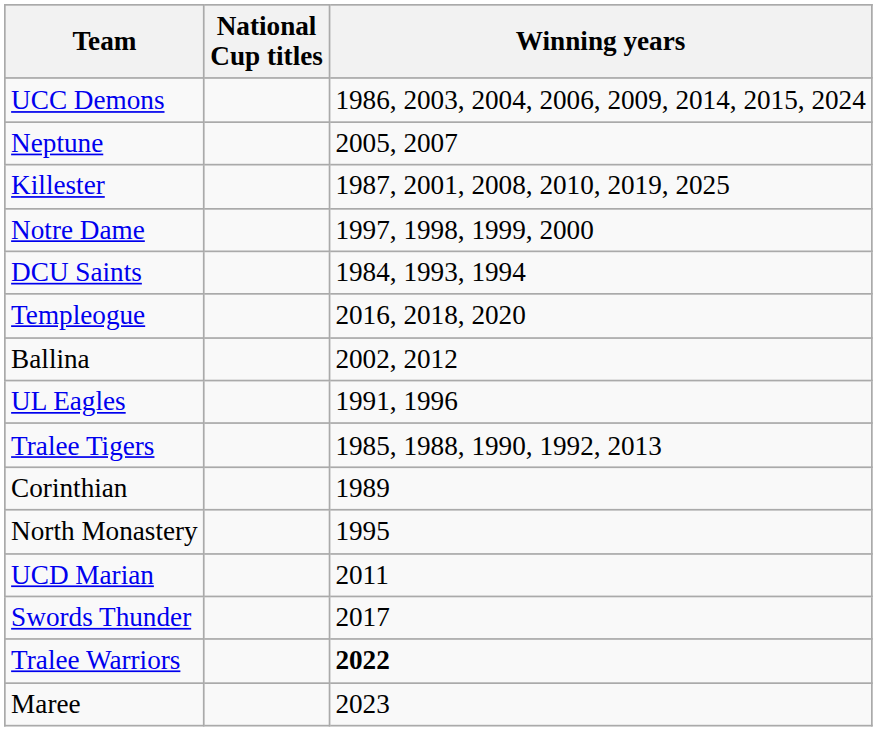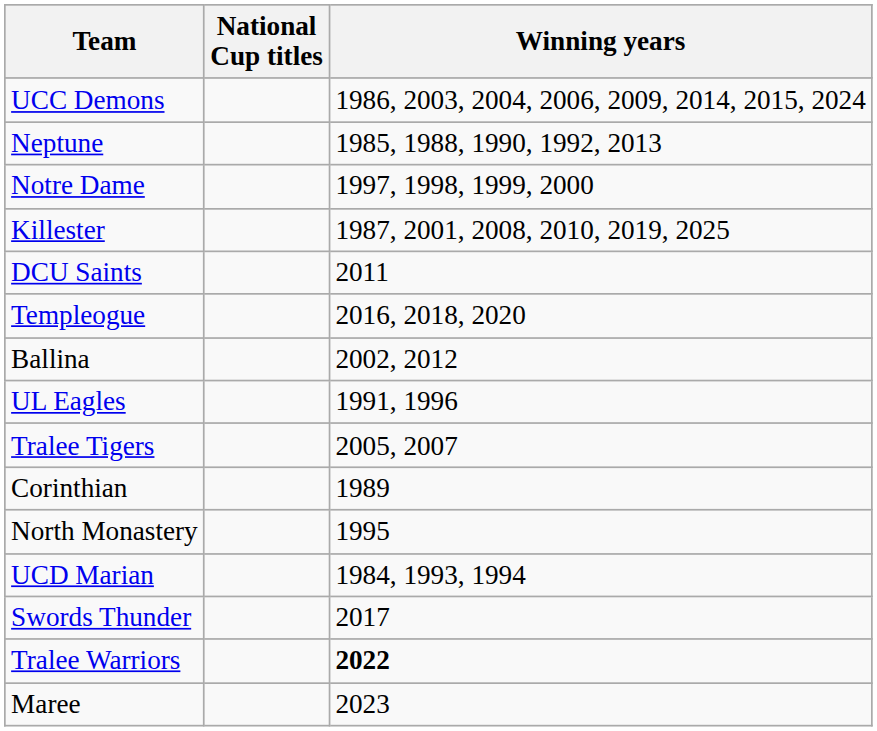(397, 142) 2005, 2007 -> (499, 142) 1985, 1988, 1990, 1992, 2013
rows swapped: (58, 186) <-> (78, 229)
(431, 272) 1984, 1993, 1994 -> (362, 272) 2011
(499, 444) 1985, 1988, 1990, 1992, 2013 -> (397, 444) 2005, 2007
(362, 574) 2011 -> (431, 574) 1984, 1993, 1994
